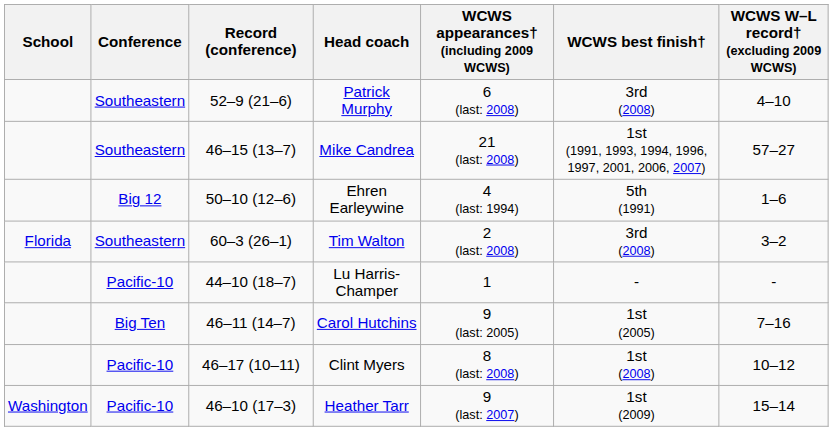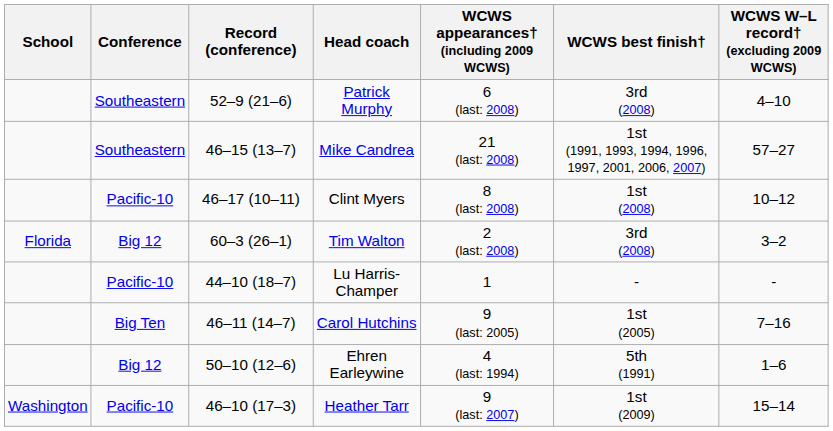rows swapped: (367, 364) <-> (367, 200)
(140, 241) Southeastern -> (140, 241) Big 12
